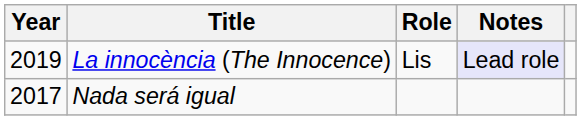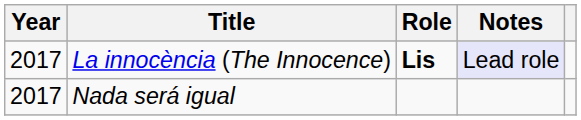(36, 59) 2019 -> (36, 59) 2017
(416, 59) normal -> (418, 59) bold
